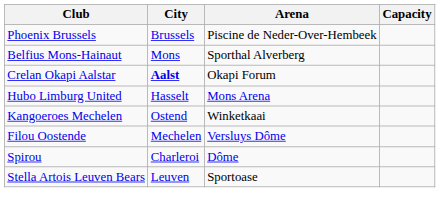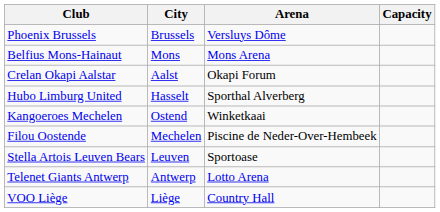(292, 34) Piscine de Neder-Over-Hembeek -> (246, 34) Versluys Dôme
(256, 55) Sporthal Alverberg -> (239, 55) Mons Arena
(165, 75) bold -> (164, 75) normal
(239, 95) Mons Arena -> (256, 95) Sporthal Alverberg
(246, 136) Versluys Dôme -> (292, 136) Piscine de Neder-Over-Hembeek
- row: (24, 156)
+ row: (68, 177)
+ row: (37, 197)
